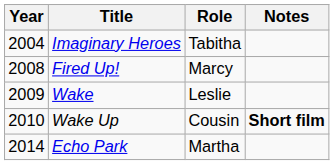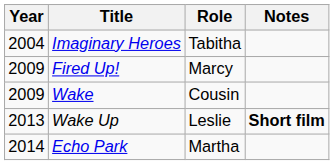(26, 69) 2008 -> (26, 69) 2009
(210, 95) Leslie -> (214, 95) Cousin
(26, 120) 2010 -> (26, 120) 2013
(214, 120) Cousin -> (210, 120) Leslie
